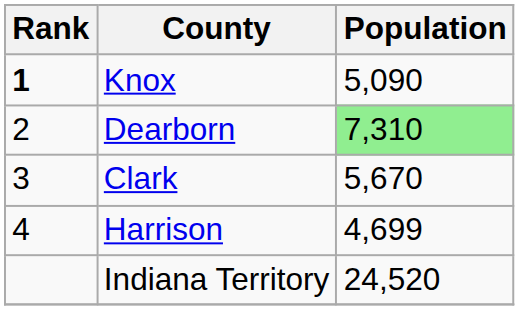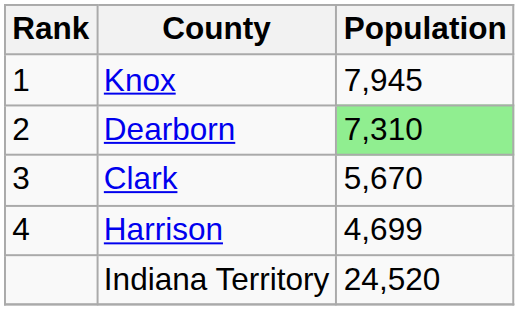(21, 79) bold -> (21, 79) normal
(383, 79) 5,090 -> (383, 79) 7,945
